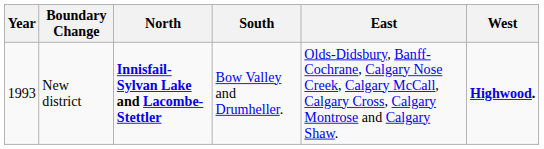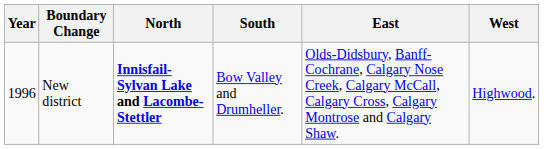(22, 93) 1993 -> (22, 93) 1996
(503, 93) bold -> (504, 93) normal
